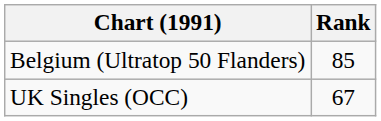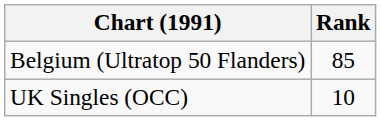(343, 97) 67 -> (343, 97) 10
